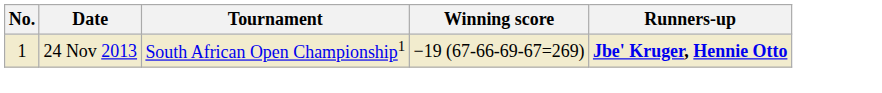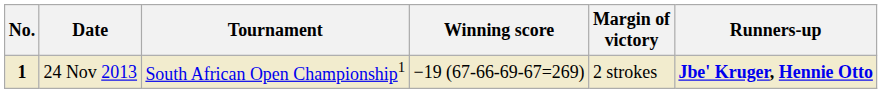+ column: (632, 30)
(22, 50) normal -> (22, 72) bold
